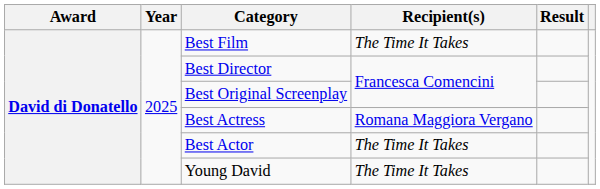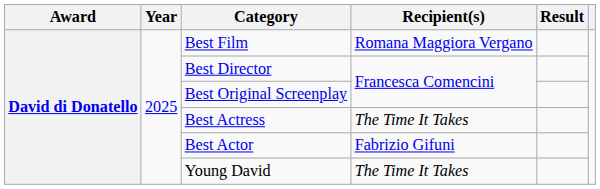(412, 42) The Time It Takes -> (444, 42) Romana Maggiora Vergano
(444, 119) Romana Maggiora Vergano -> (412, 119) The Time It Takes
(412, 145) The Time It Takes -> (405, 145) Fabrizio Gifuni
